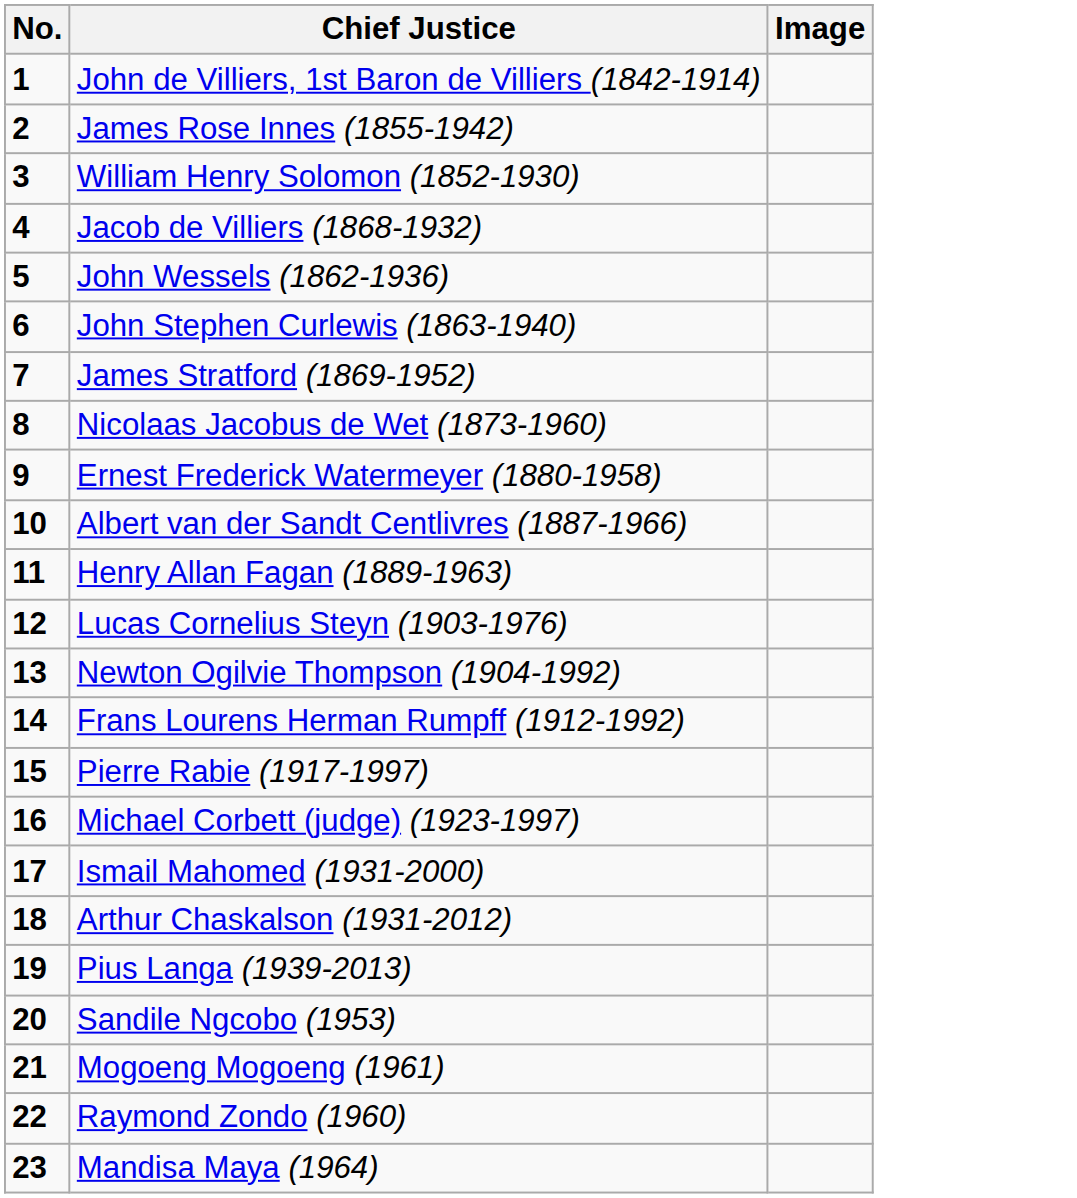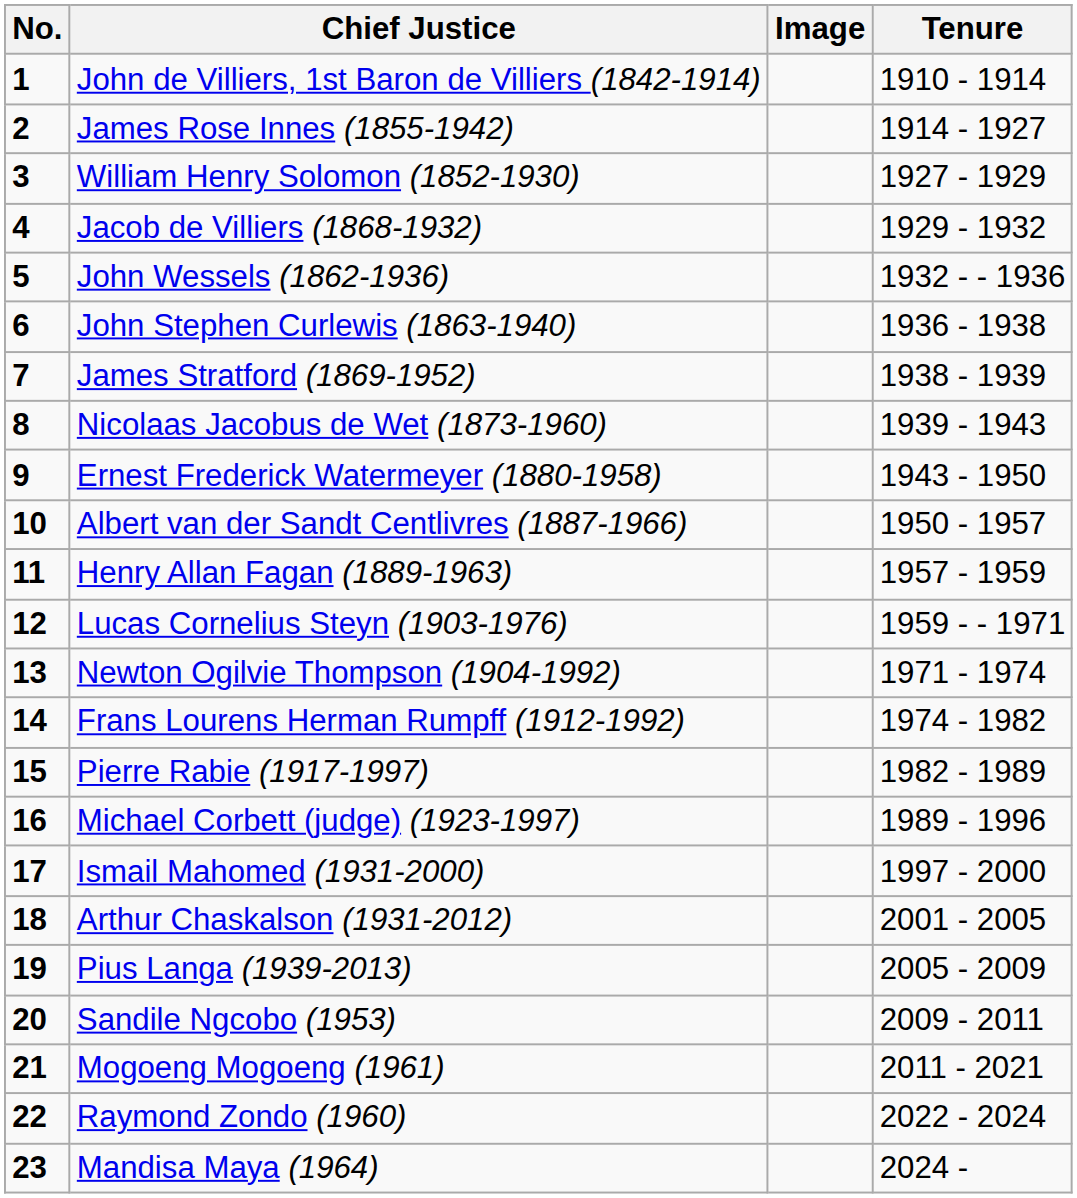+ column: (972, 29)
